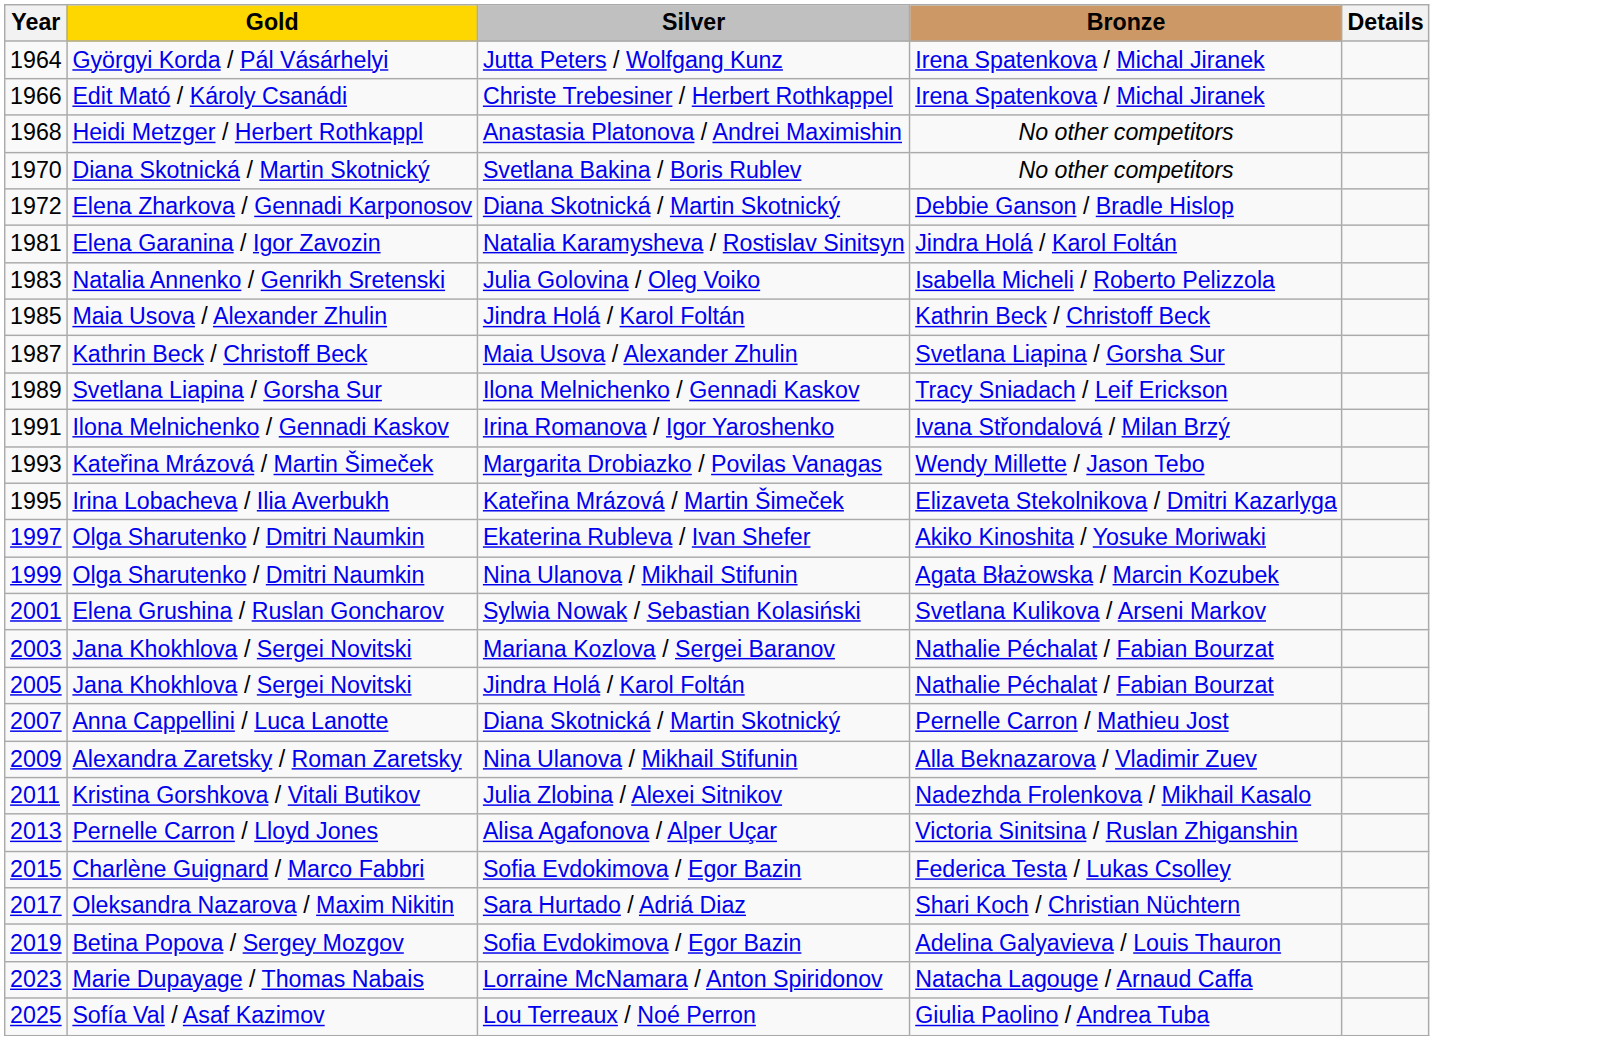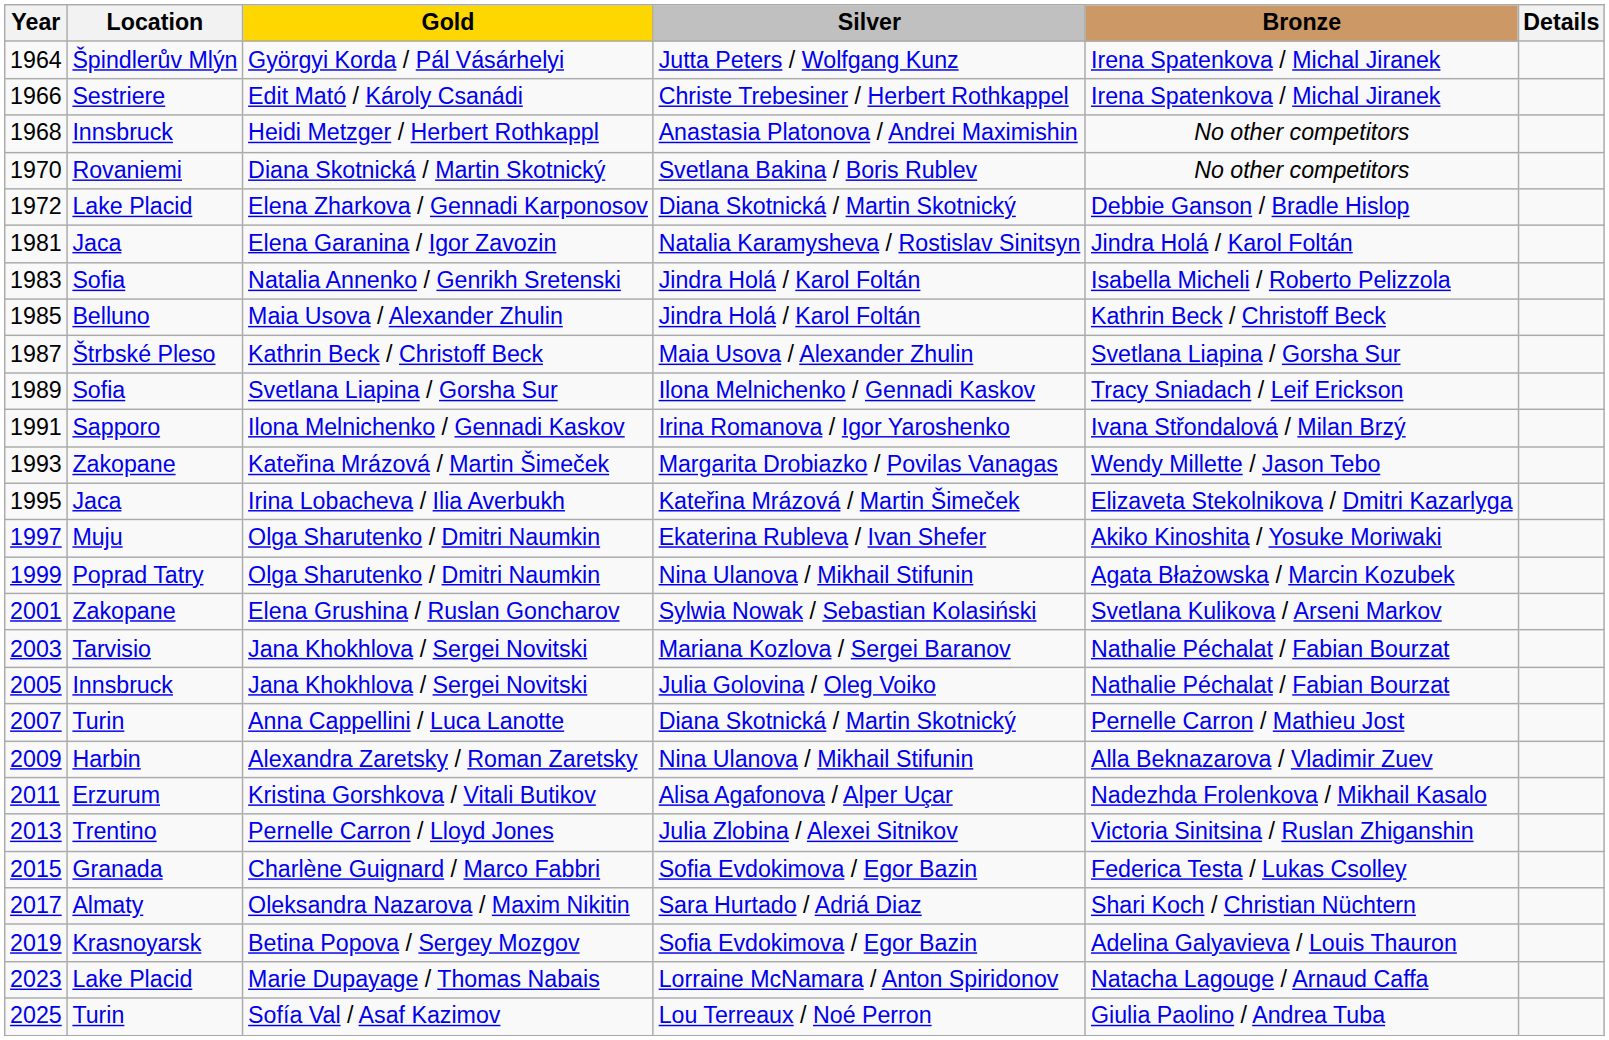+ column: (155, 22)
(622, 280) Julia Golovina / Oleg Voiko -> (790, 280) Jindra Holá / Karol Foltán
(614, 685) Jindra Holá / Karol Foltán -> (797, 685) Julia Golovina / Oleg Voiko
(632, 795) Julia Zlobina / Alexei Sitnikov -> (806, 795) Alisa Agafonova / Alper Uçar
(630, 832) Alisa Agafonova / Alper Uçar -> (808, 832) Julia Zlobina / Alexei Sitnikov
